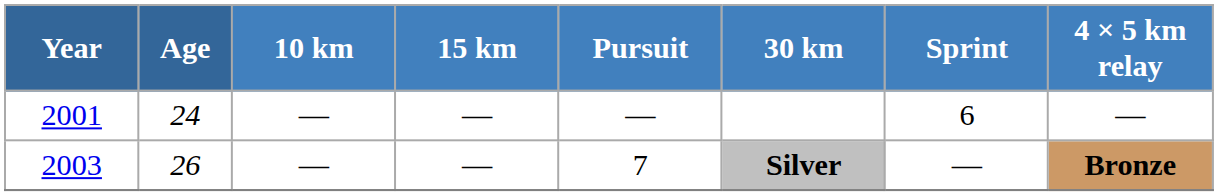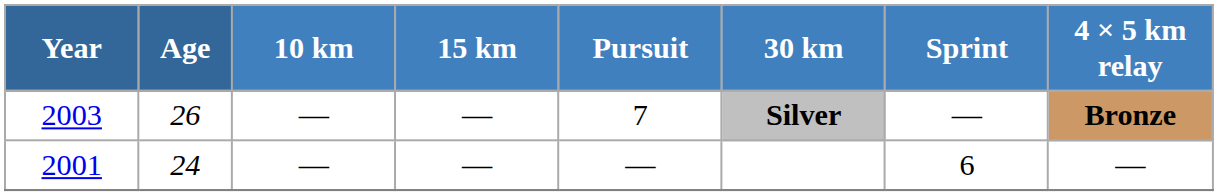rows swapped: (72, 115) <-> (72, 165)
